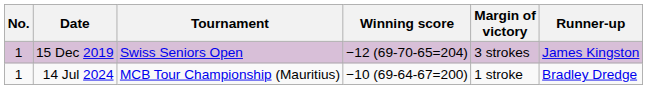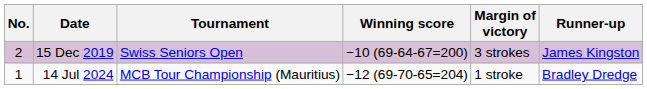(19, 52) 1 -> (19, 52) 2
(407, 52) −12 (69-70-65=204) -> (407, 52) −10 (69-64-67=200)
(407, 74) −10 (69-64-67=200) -> (407, 74) −12 (69-70-65=204)
